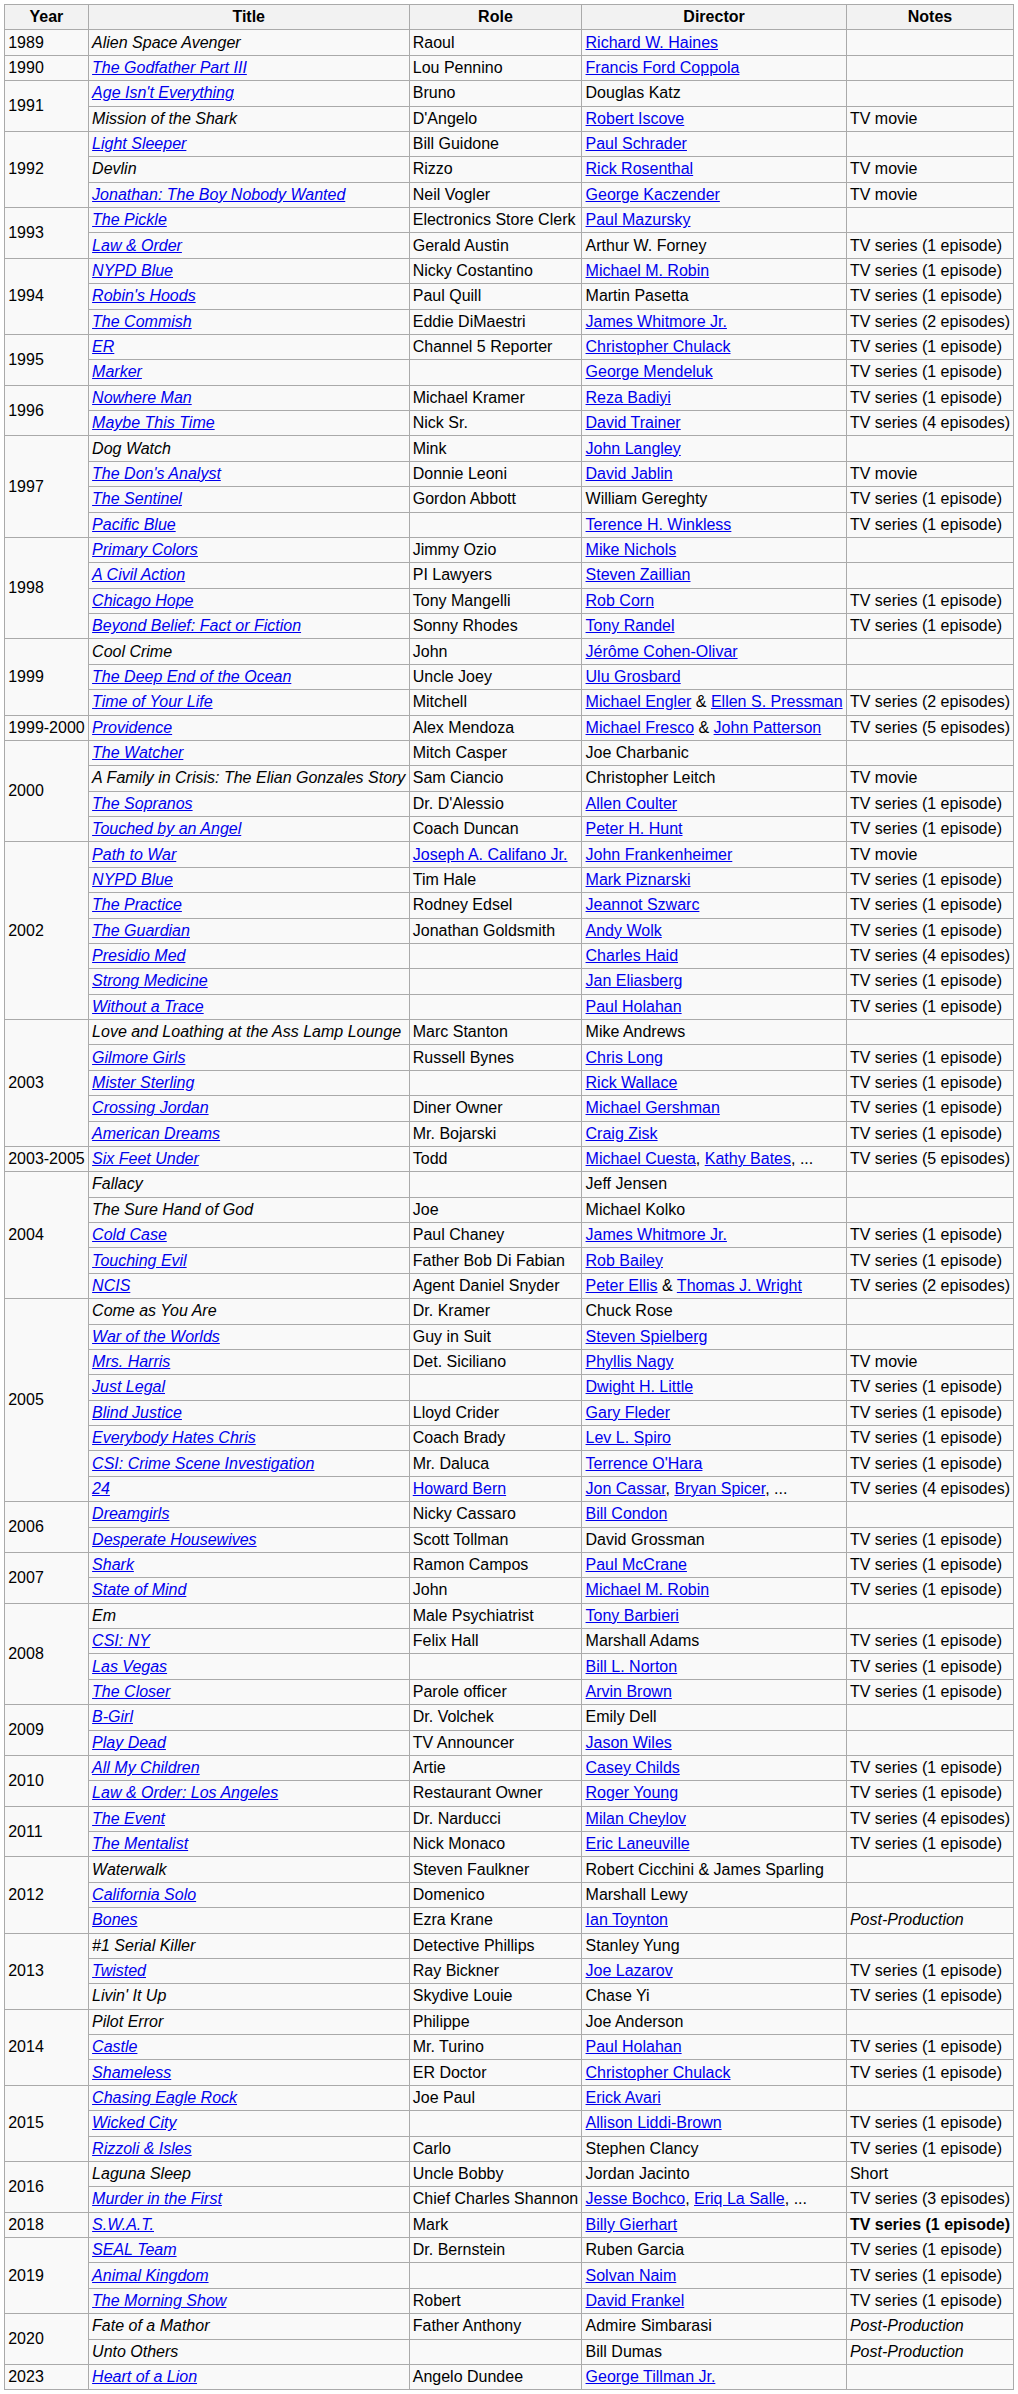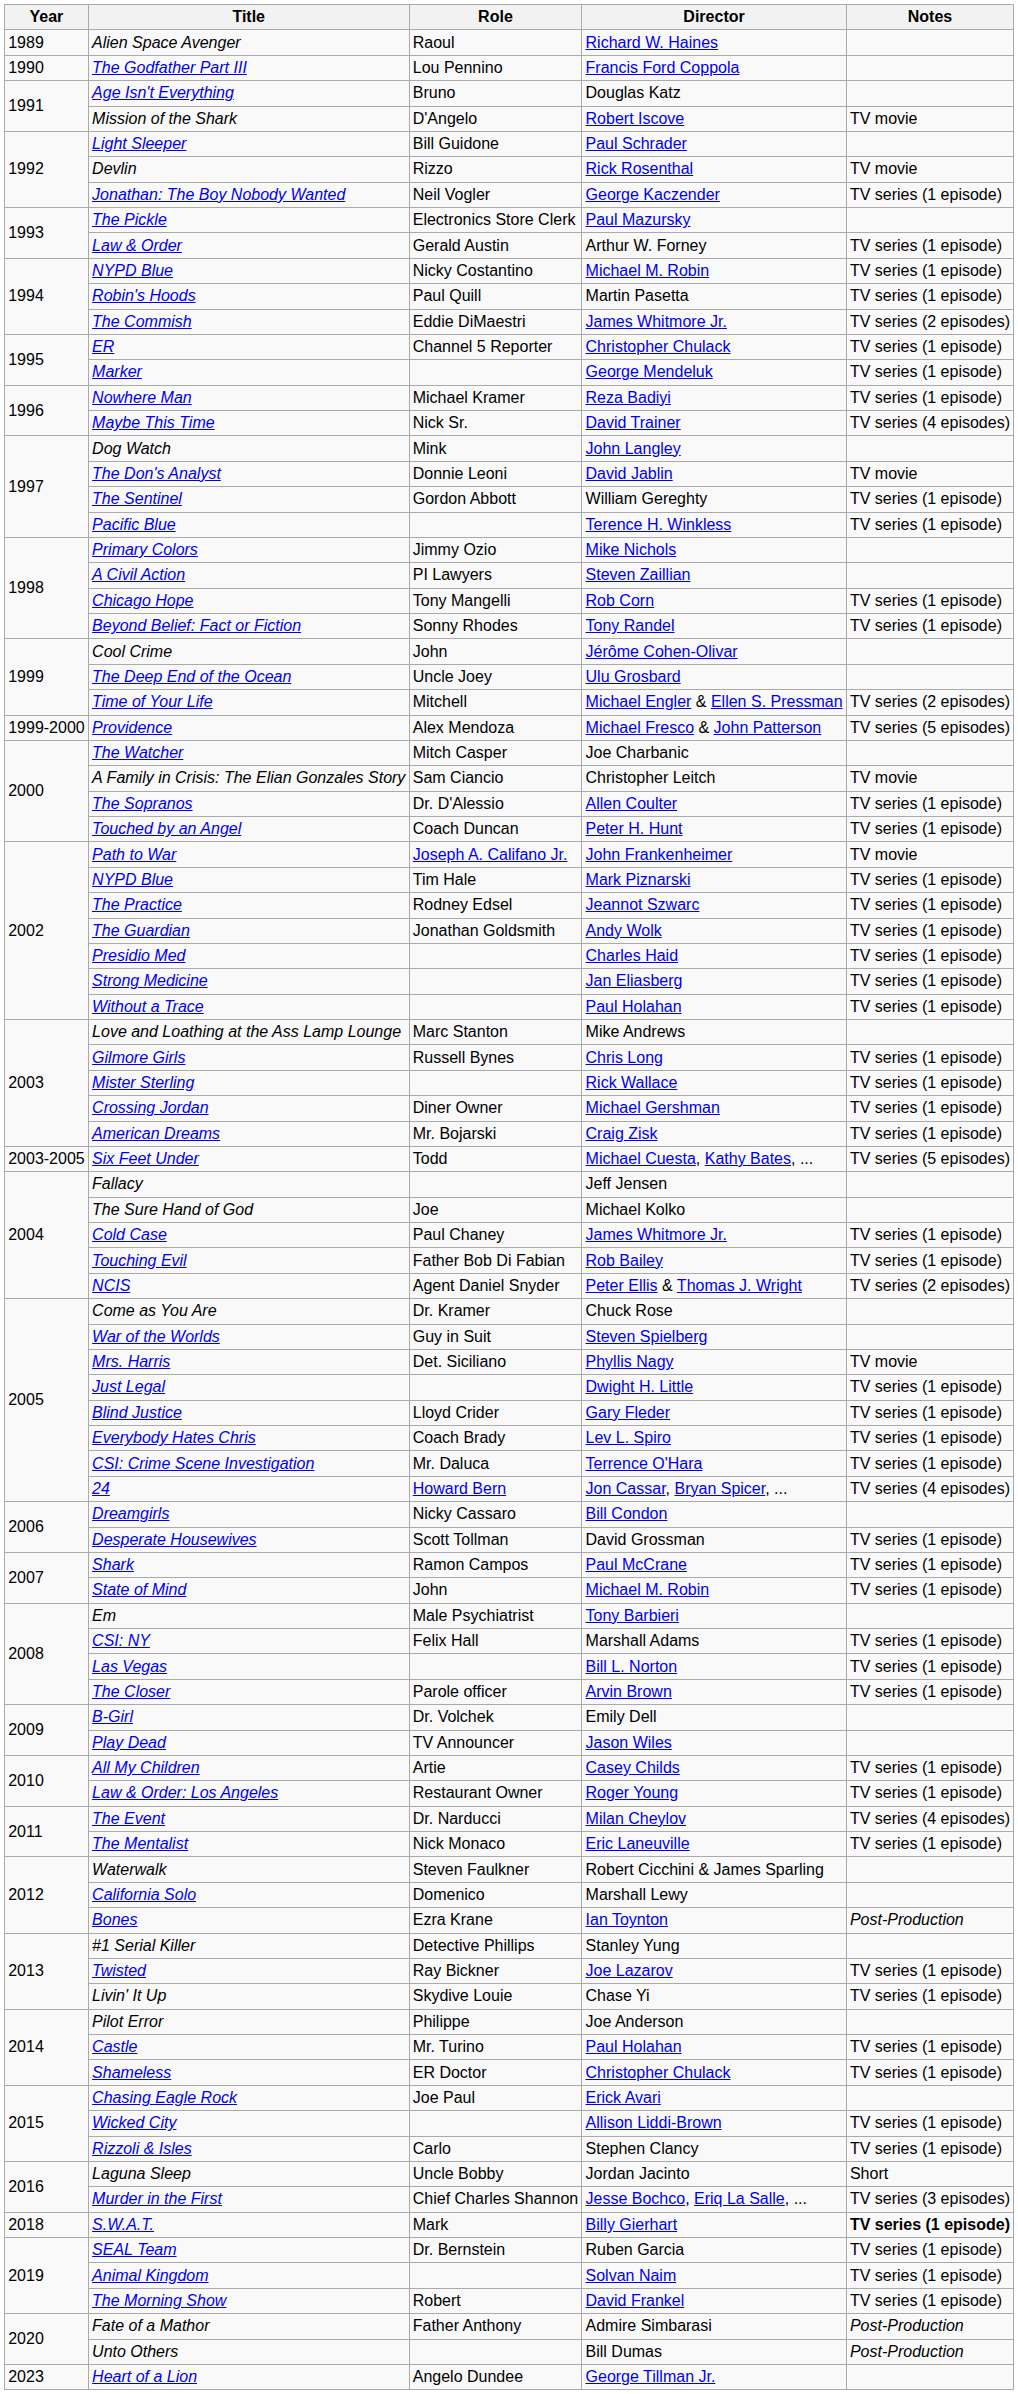(884, 194) TV movie -> (926, 194) TV series (1 episode)
(930, 956) TV series (4 episodes) -> (926, 956) TV series (1 episode)
